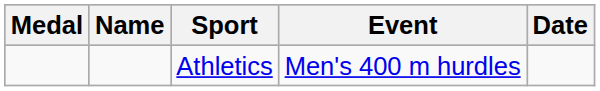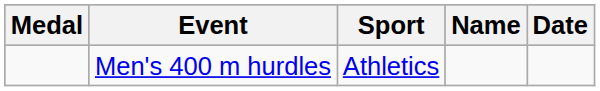columns swapped: (130, 25) <-> (403, 25)
